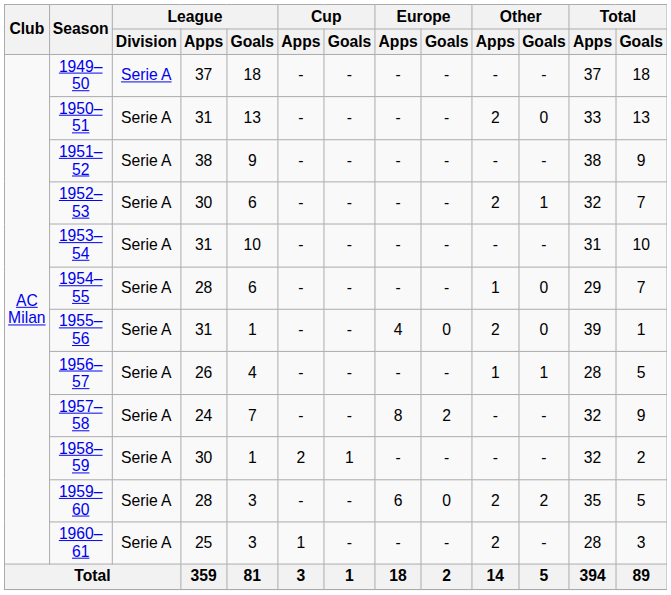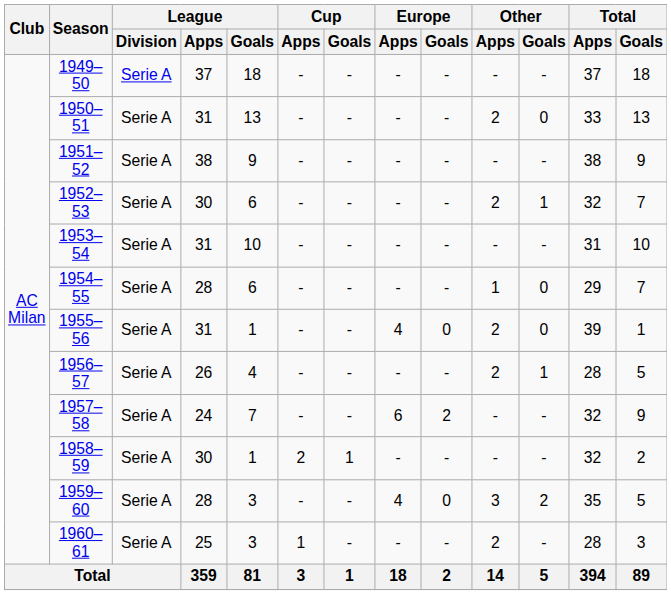(495, 373) 1 -> (495, 373) 2
(398, 415) 8 -> (398, 415) 6
(398, 500) 6 -> (398, 500) 4
(495, 500) 2 -> (495, 500) 3
